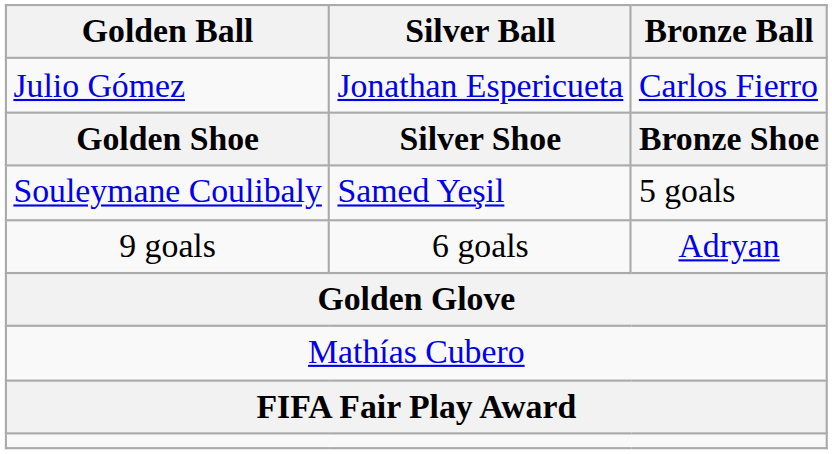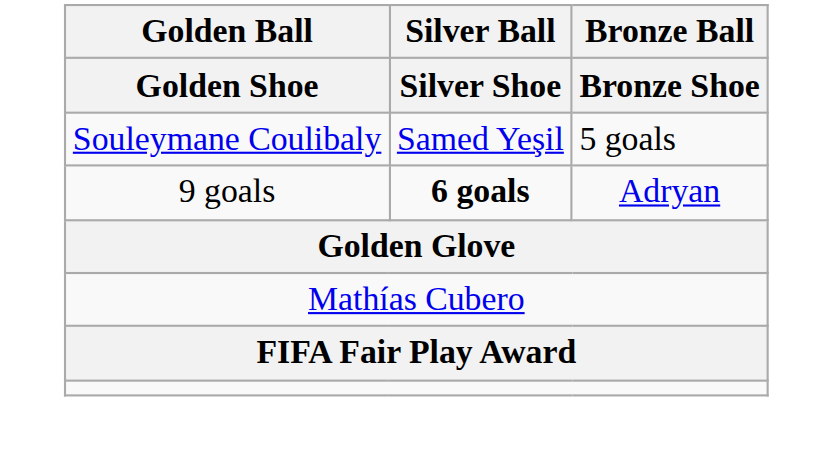- row: (99, 84)
(480, 245) normal -> (480, 191) bold
